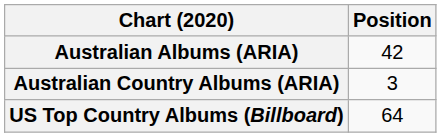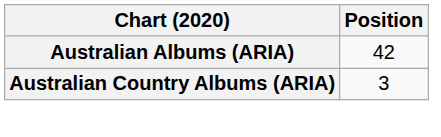- row: (176, 115)
